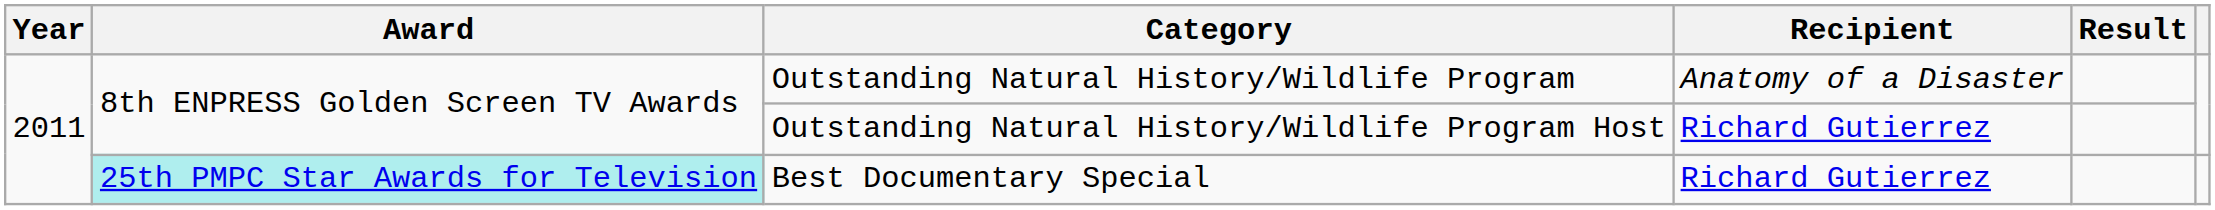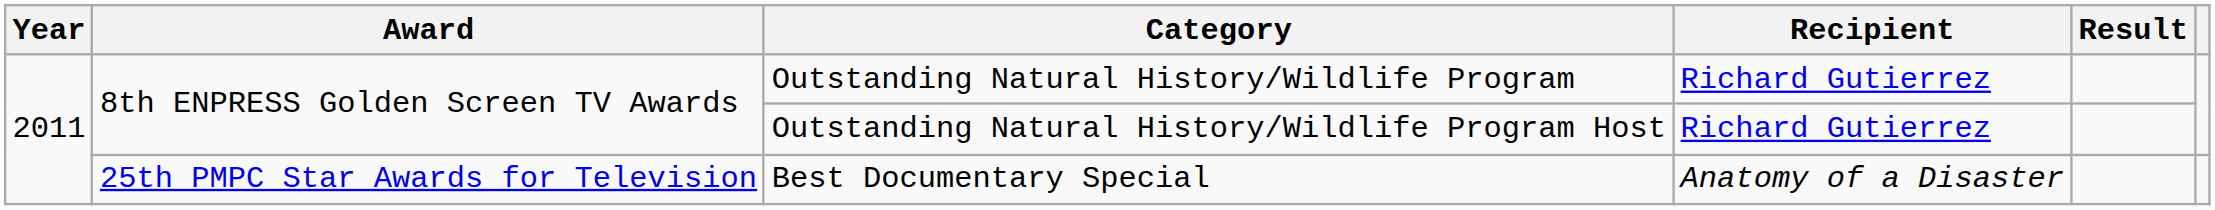(1872, 80) Anatomy of a Disaster -> (1836, 80) Richard Gutierrez
(429, 179) paleturquoise background -> (429, 179) no background
(1836, 179) Richard Gutierrez -> (1872, 179) Anatomy of a Disaster
